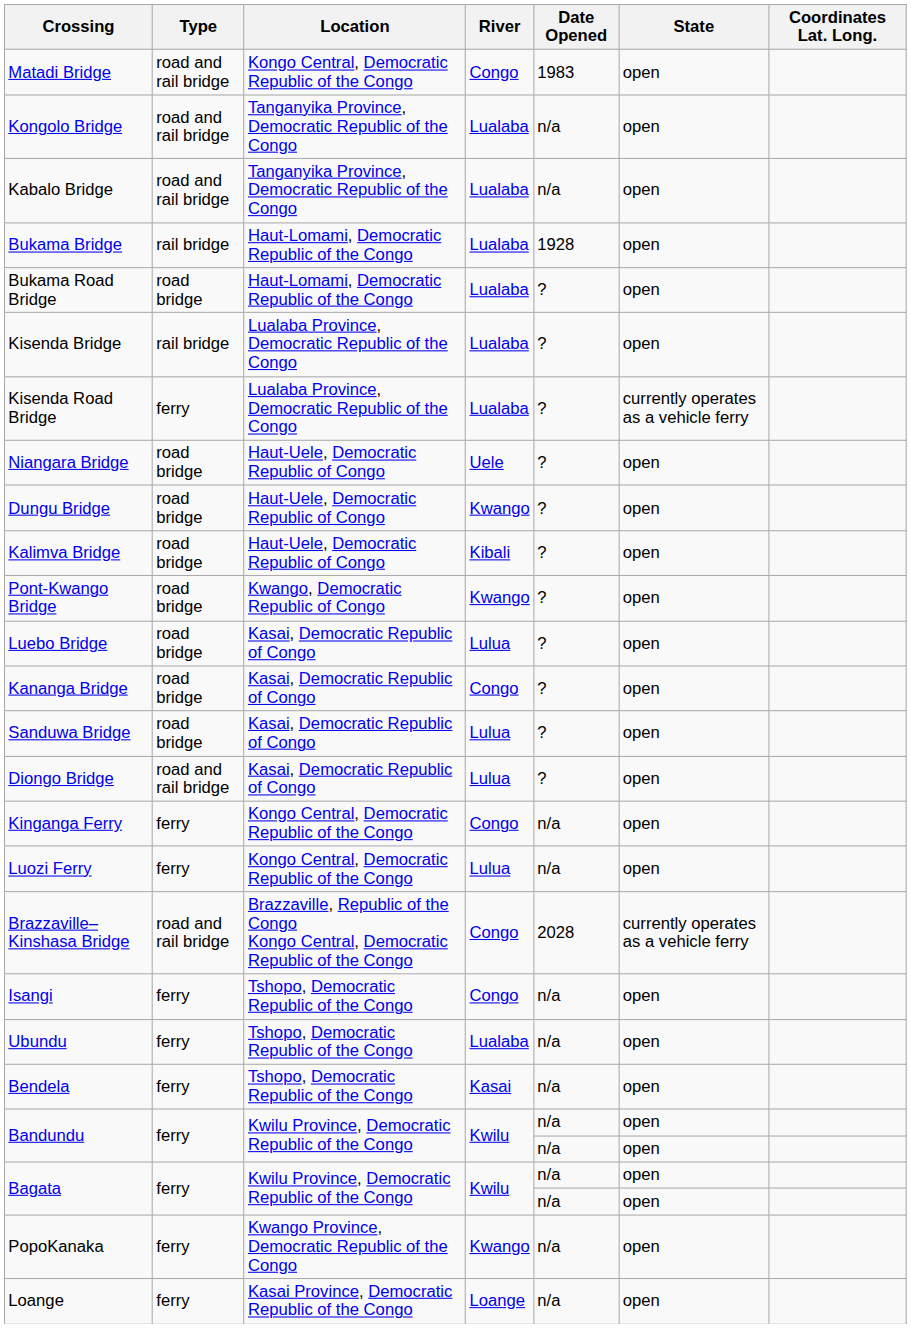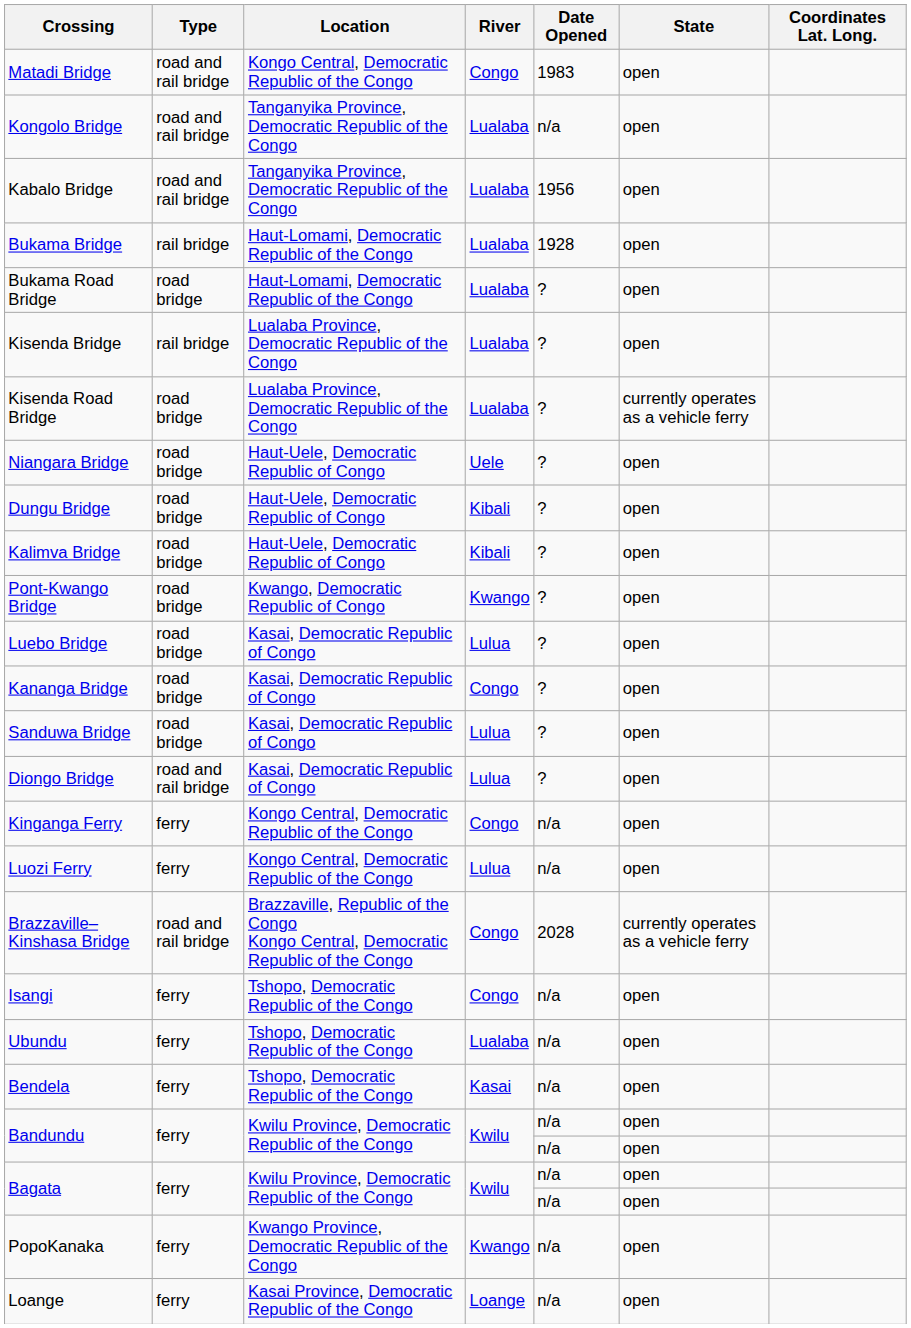(549, 190) n/a -> (556, 190) 1956
(173, 408) ferry -> (179, 408) road bridge
(500, 507) Kwango -> (490, 507) Kibali
